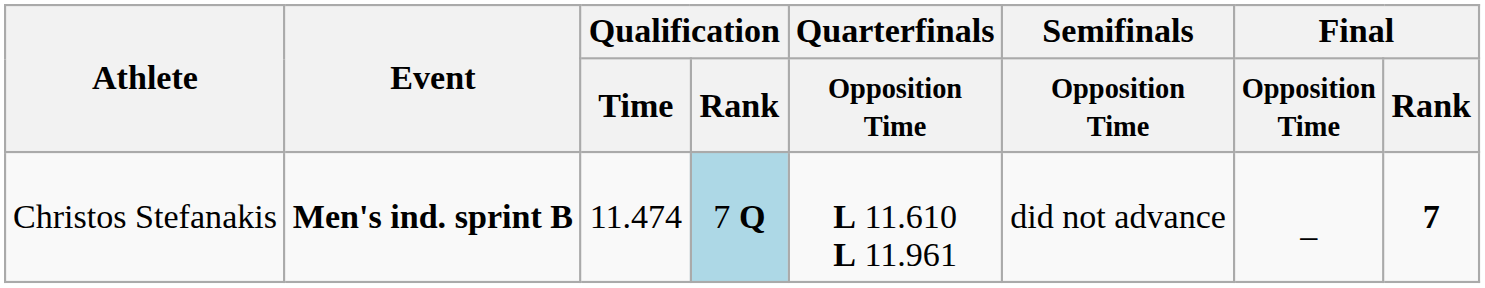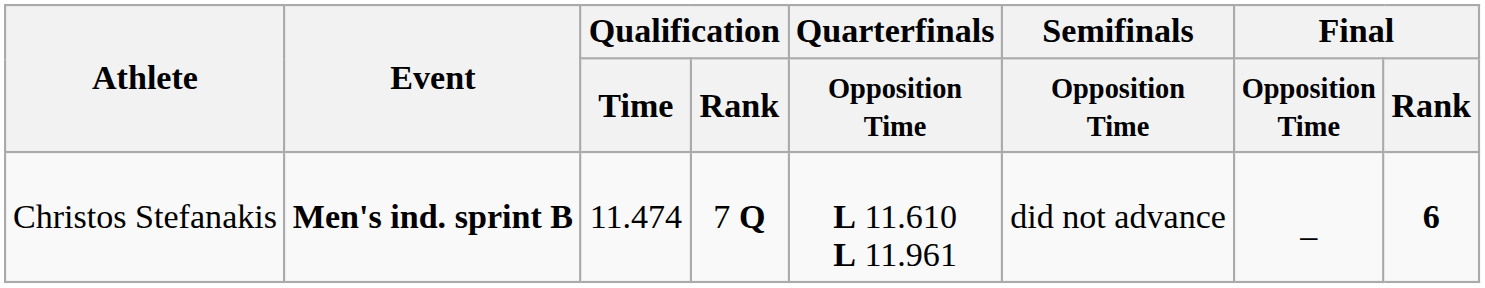(739, 216) lightblue background -> (739, 216) no background
(1431, 216) 7 -> (1431, 216) 6
